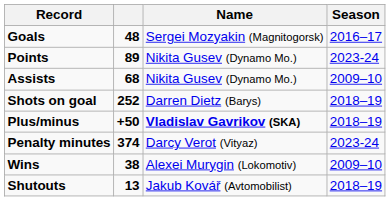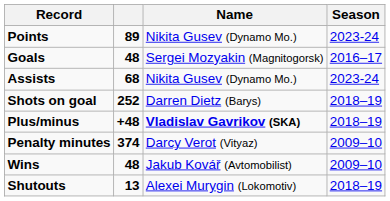rows swapped: (28, 57) <-> (26, 36)
(356, 79) 2009–10 -> (354, 79) 2023-24
(128, 121) +50 -> (128, 121) +48
(354, 143) 2023-24 -> (356, 143) 2009–10
(132, 164) 38 -> (132, 164) 48
(221, 164) Alexei Murygin (Lokomotiv) -> (219, 164) Jakub Kovář (Avtomobilist)
(219, 185) Jakub Kovář (Avtomobilist) -> (221, 185) Alexei Murygin (Lokomotiv)
